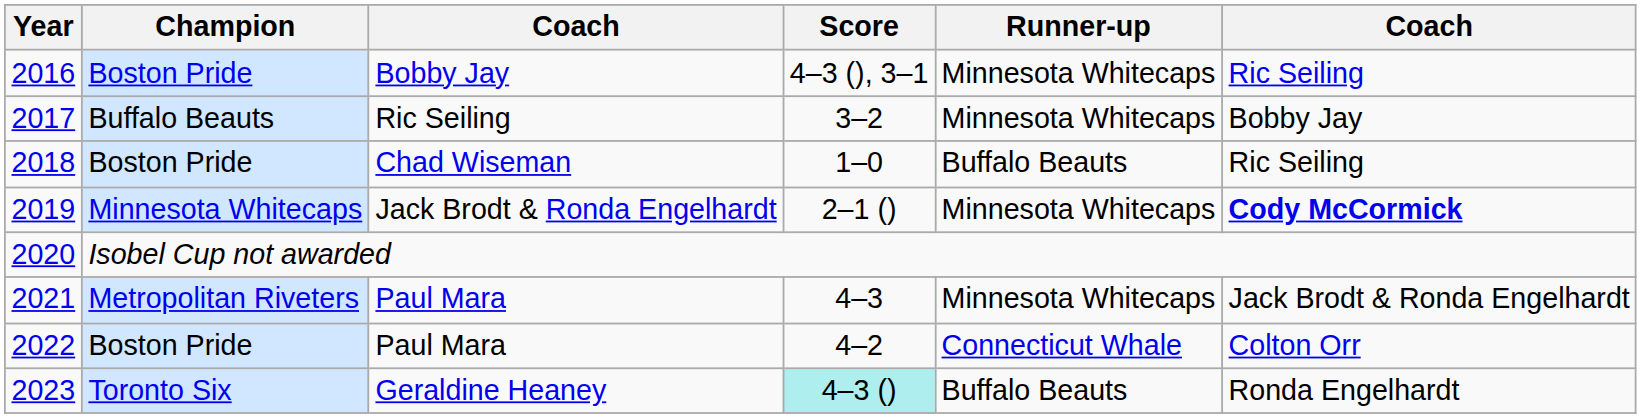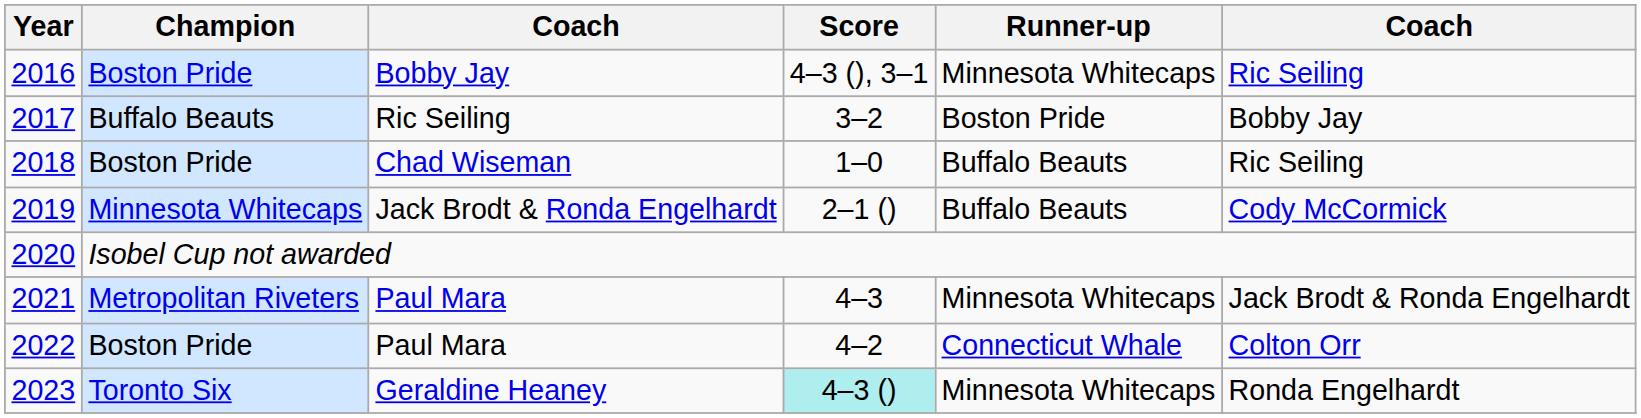(1078, 118) Minnesota Whitecaps -> (1024, 118) Boston Pride
(1078, 208) Minnesota Whitecaps -> (1034, 208) Buffalo Beauts
(1346, 208) bold -> (1338, 208) normal
(1034, 390) Buffalo Beauts -> (1078, 390) Minnesota Whitecaps
